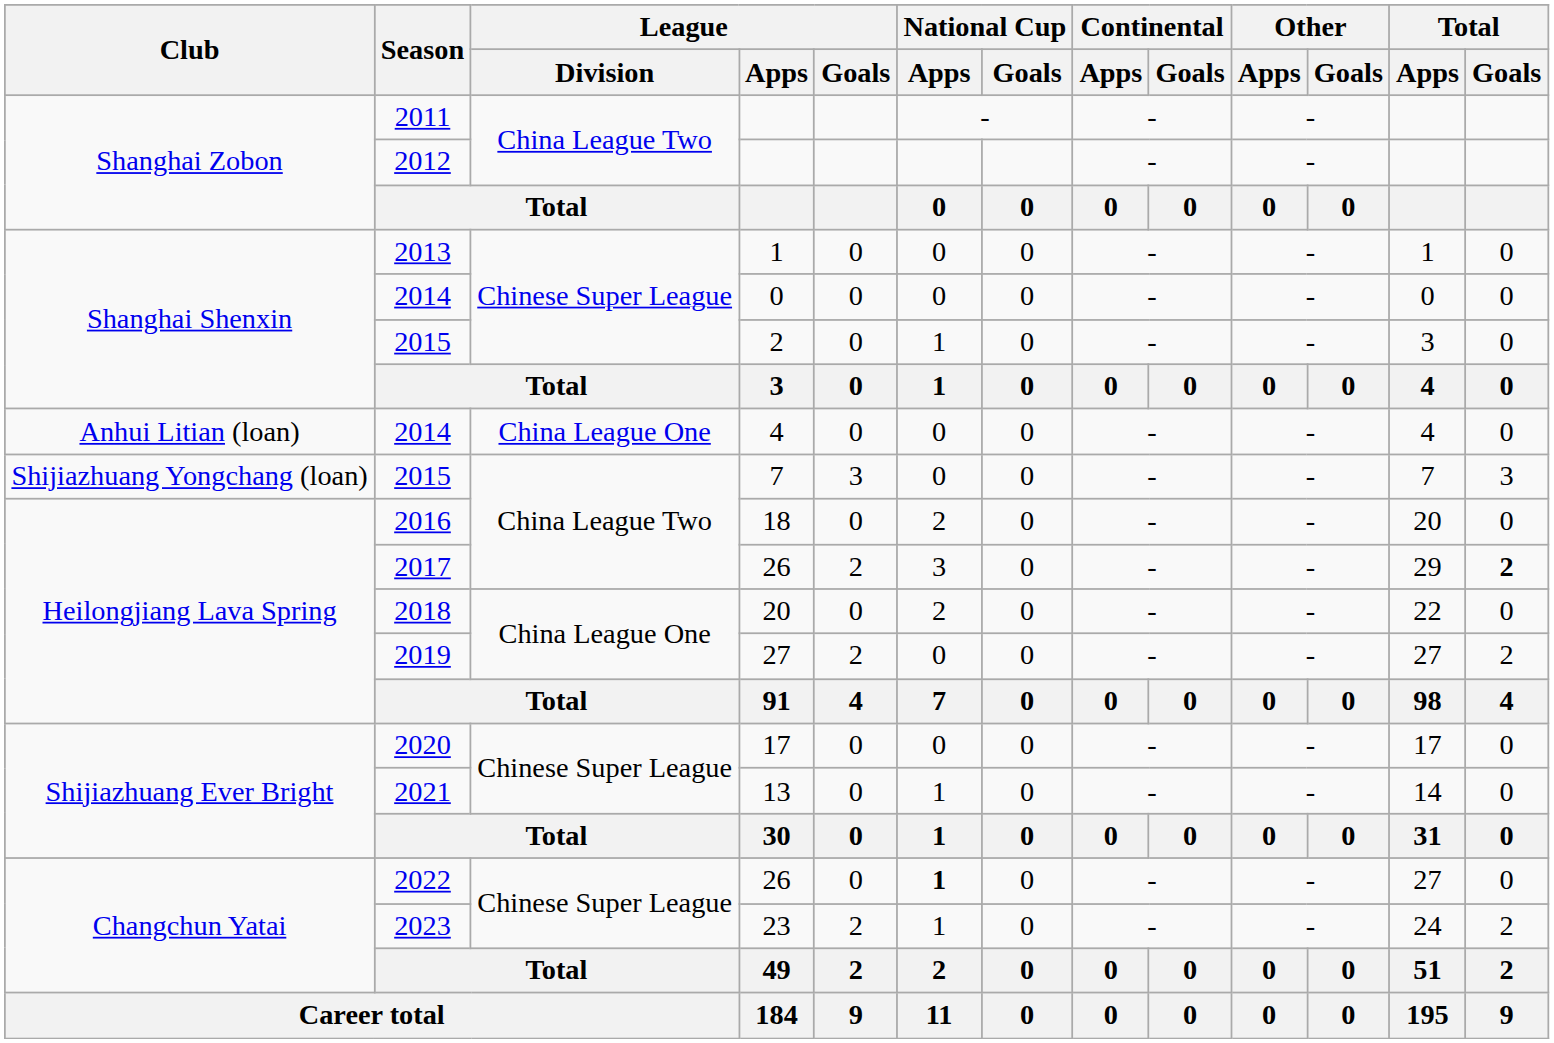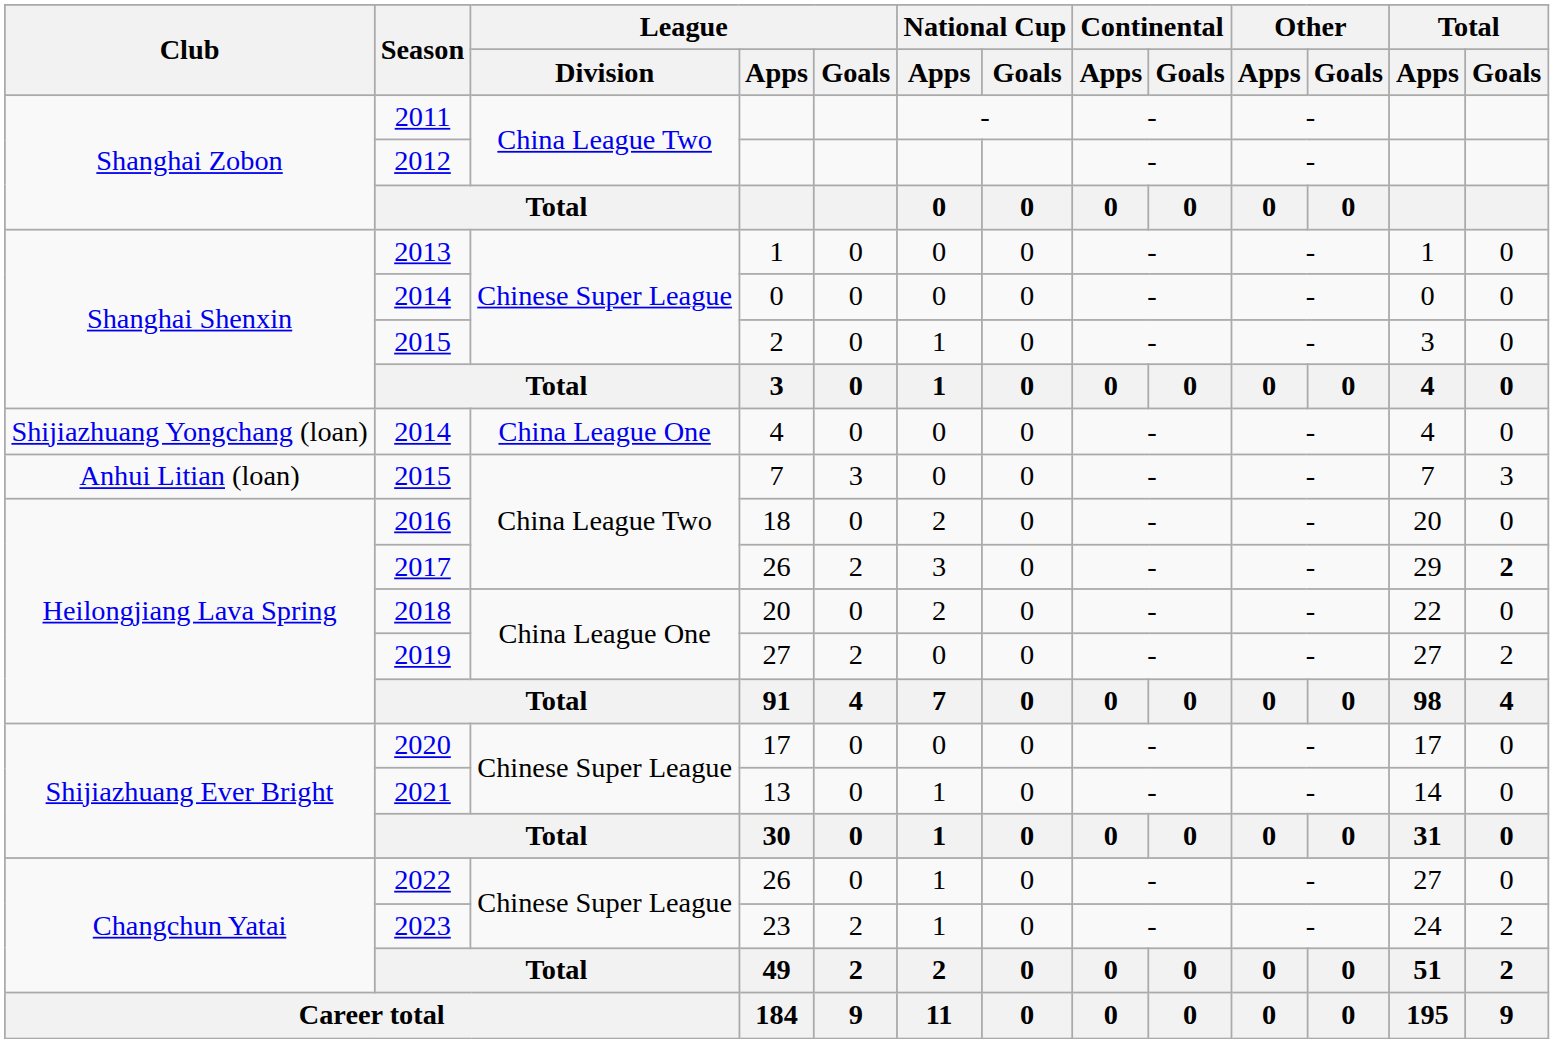(190, 431) Anhui Litian (loan) -> (190, 431) Shijiazhuang Yongchang (loan)
(190, 476) Shijiazhuang Yongchang (loan) -> (190, 476) Anhui Litian (loan)
(939, 880) bold -> (939, 880) normal
